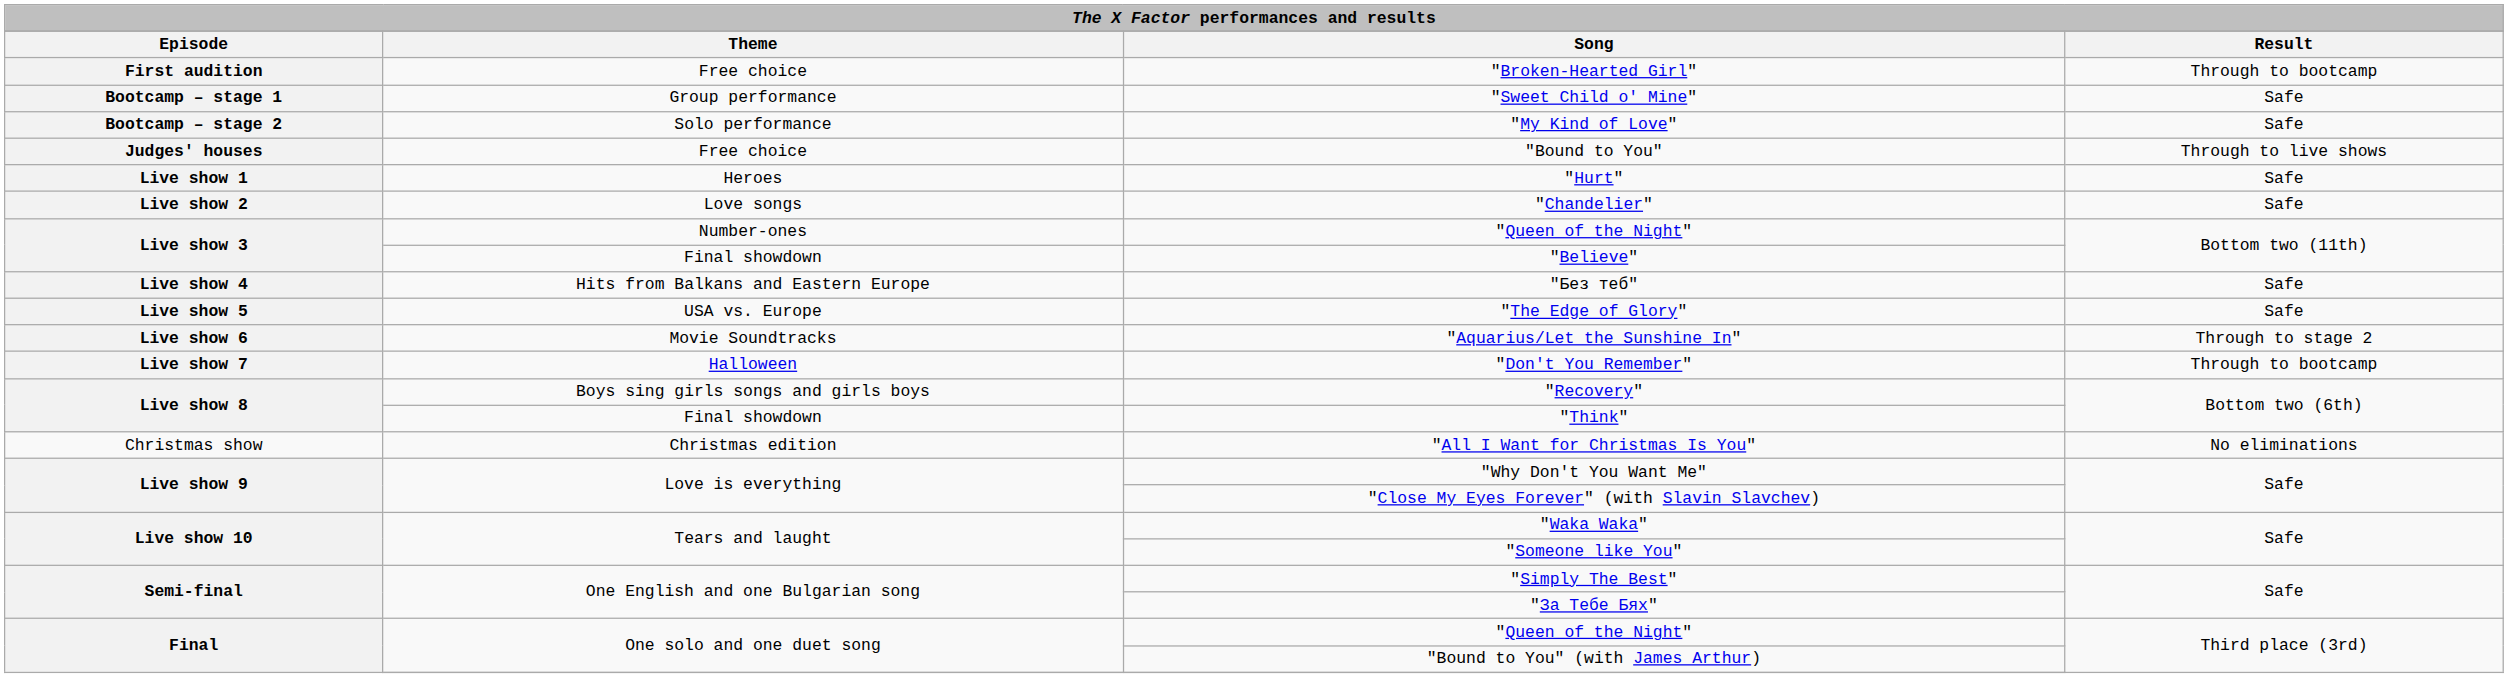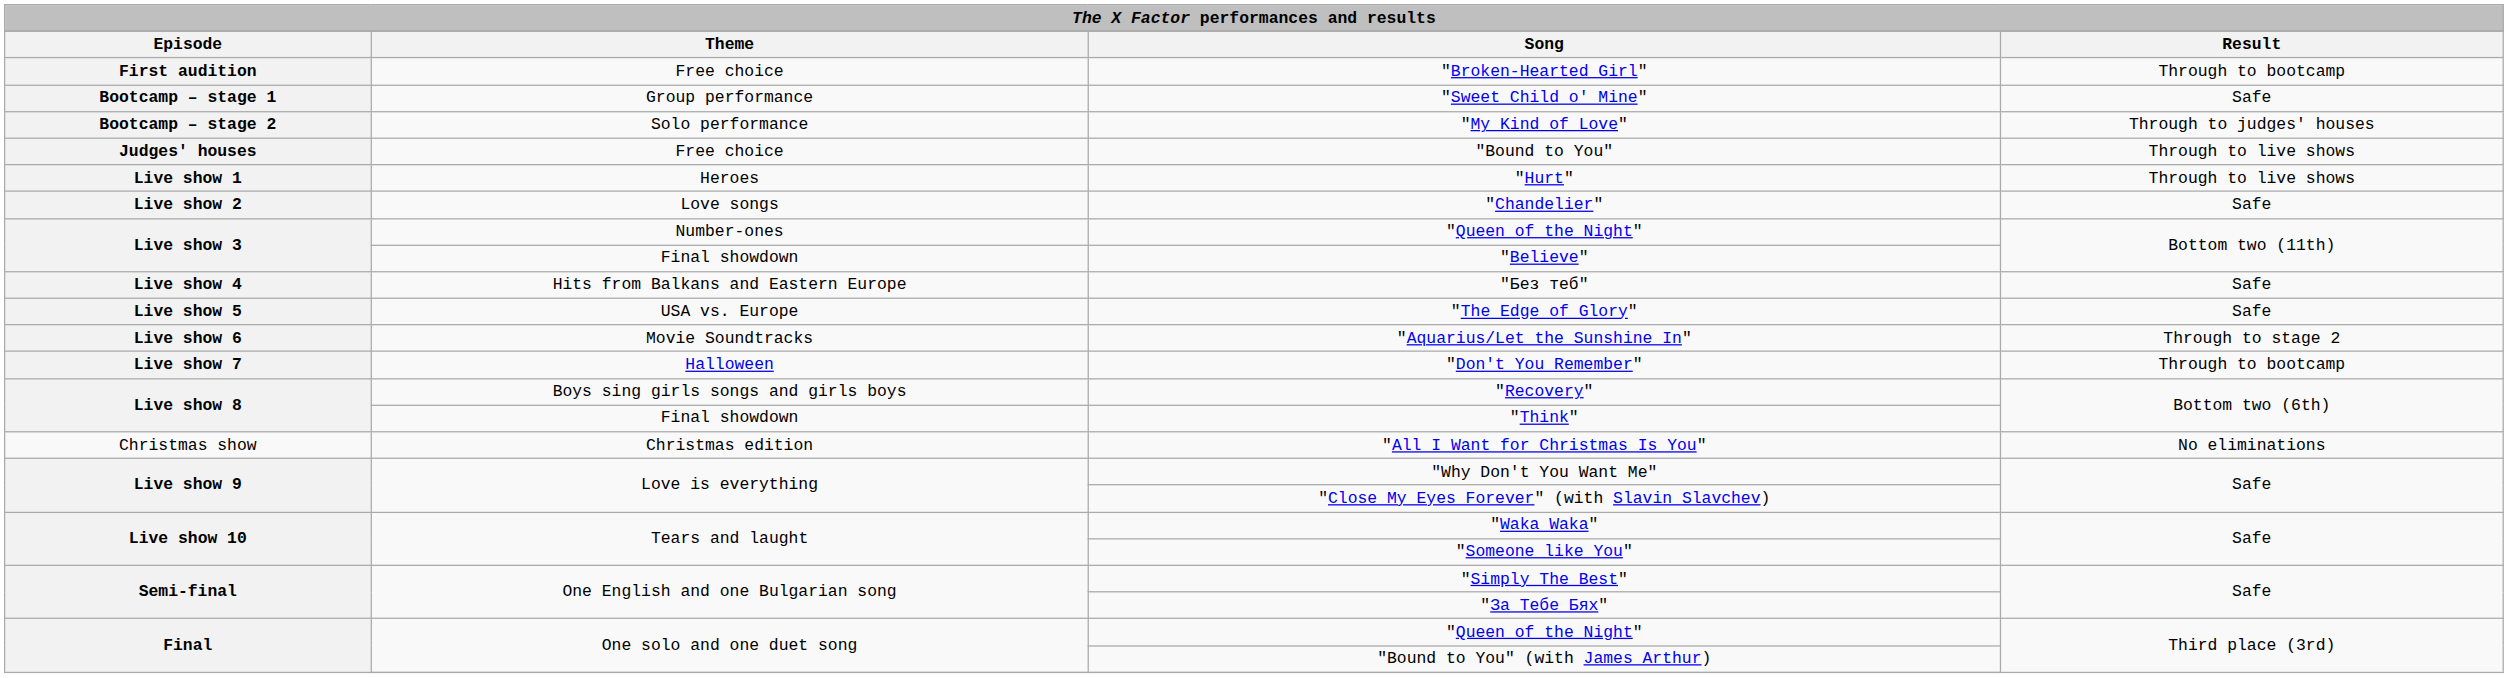(2284, 125) Safe -> (2252, 125) Through to judges' houses
(2284, 178) Safe -> (2252, 178) Through to live shows
